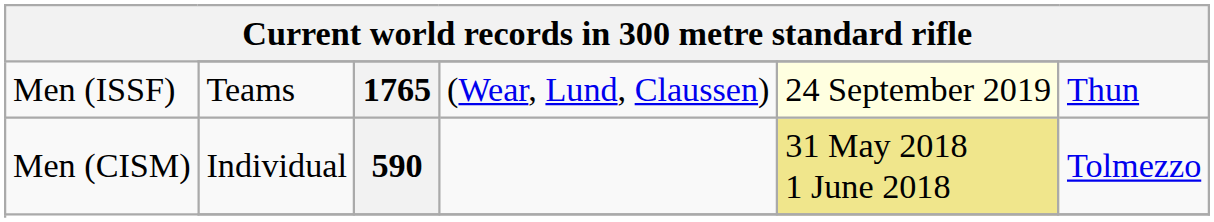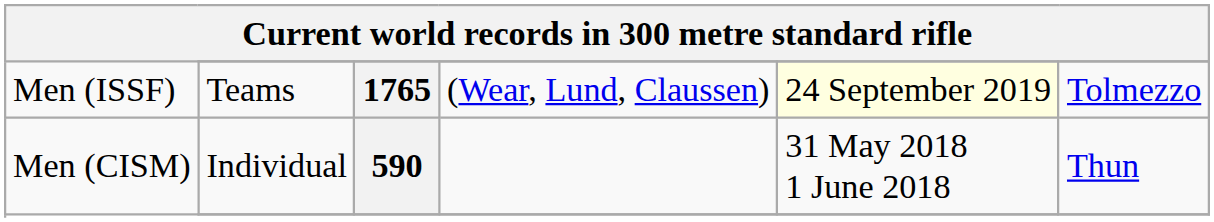(1103, 89) Thun -> (1134, 89) Tolmezzo
(876, 165) khaki background -> (876, 165) no background
(1134, 165) Tolmezzo -> (1103, 165) Thun
